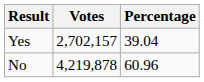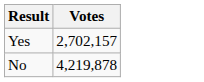- column: (160, 16)
